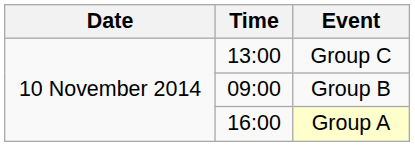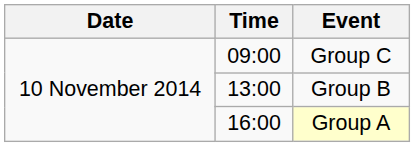(254, 55) 13:00 -> (254, 55) 09:00
(254, 89) 09:00 -> (254, 89) 13:00
